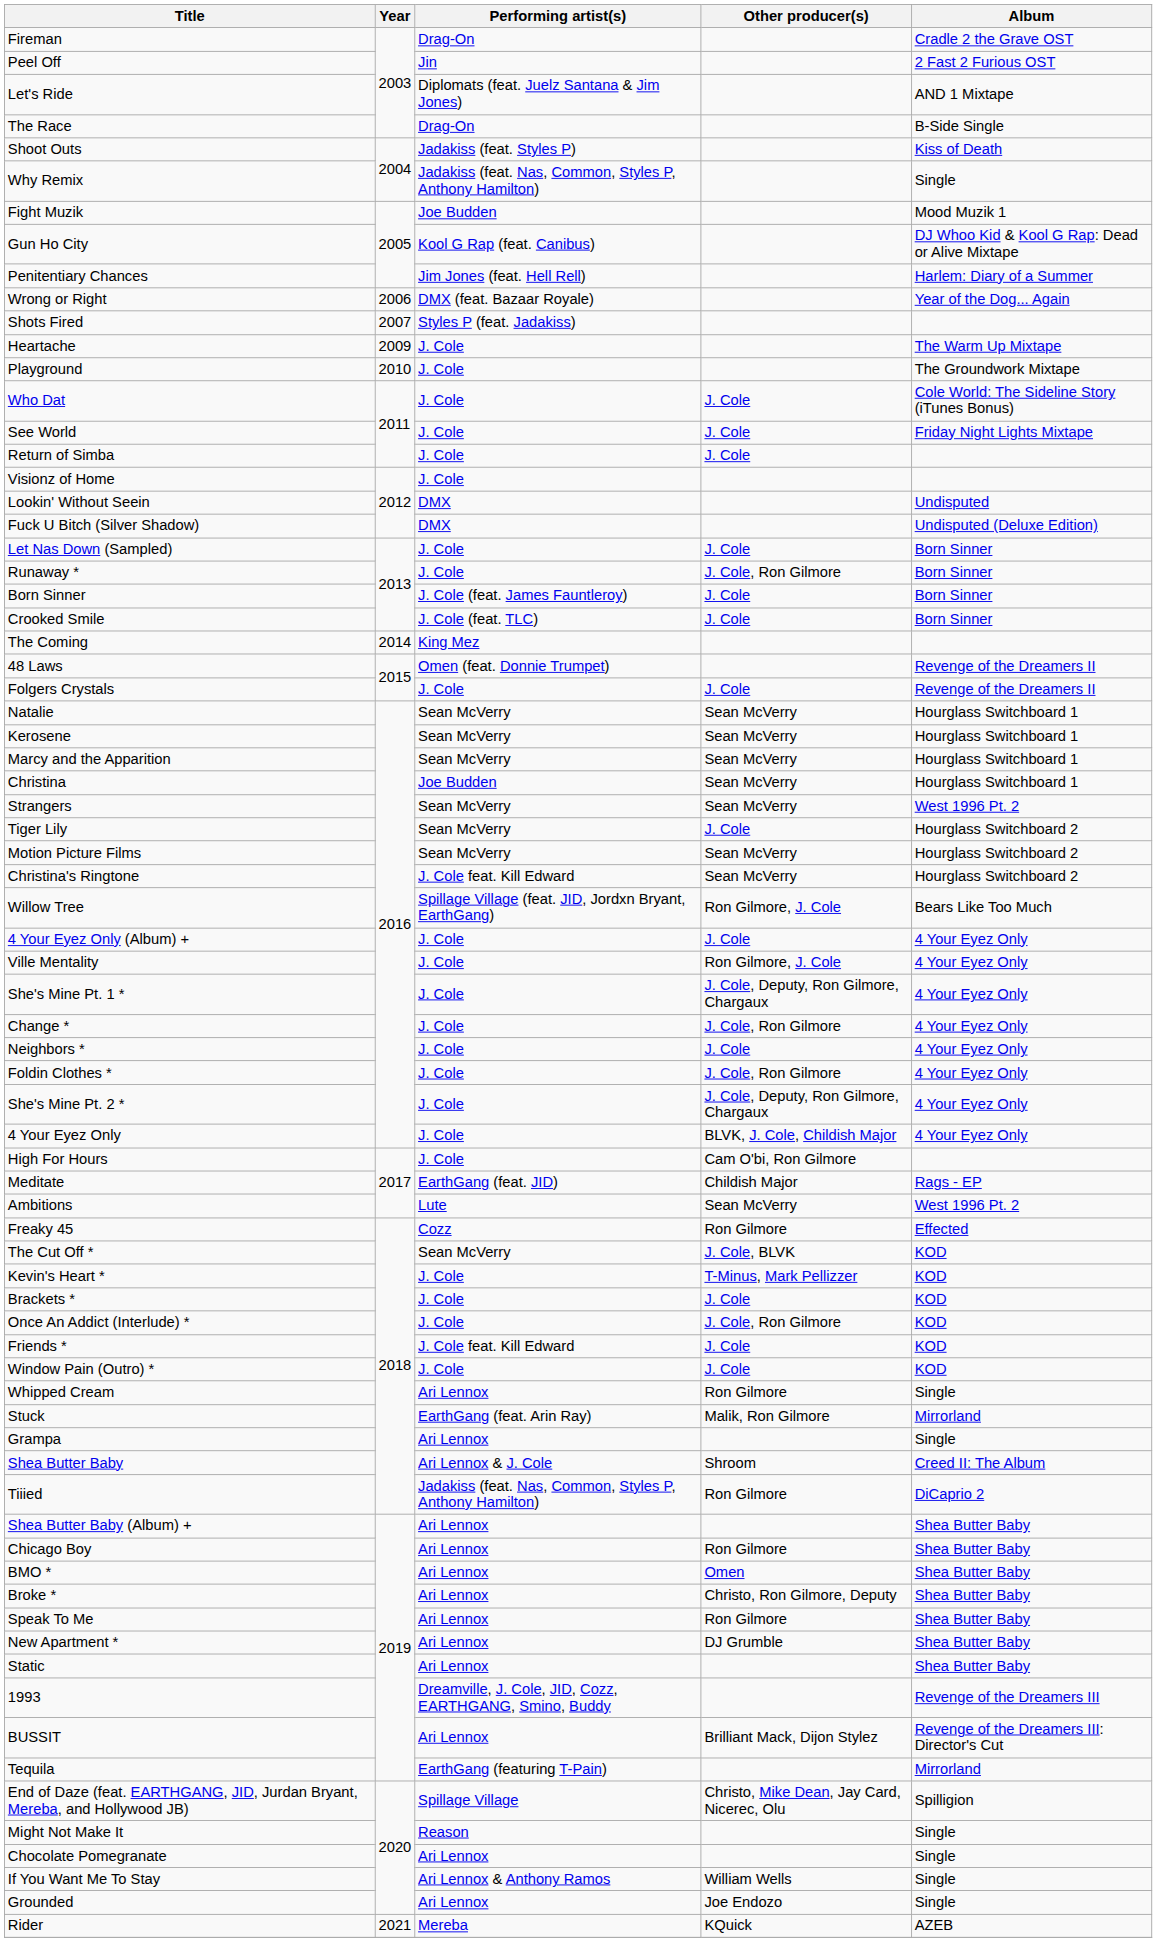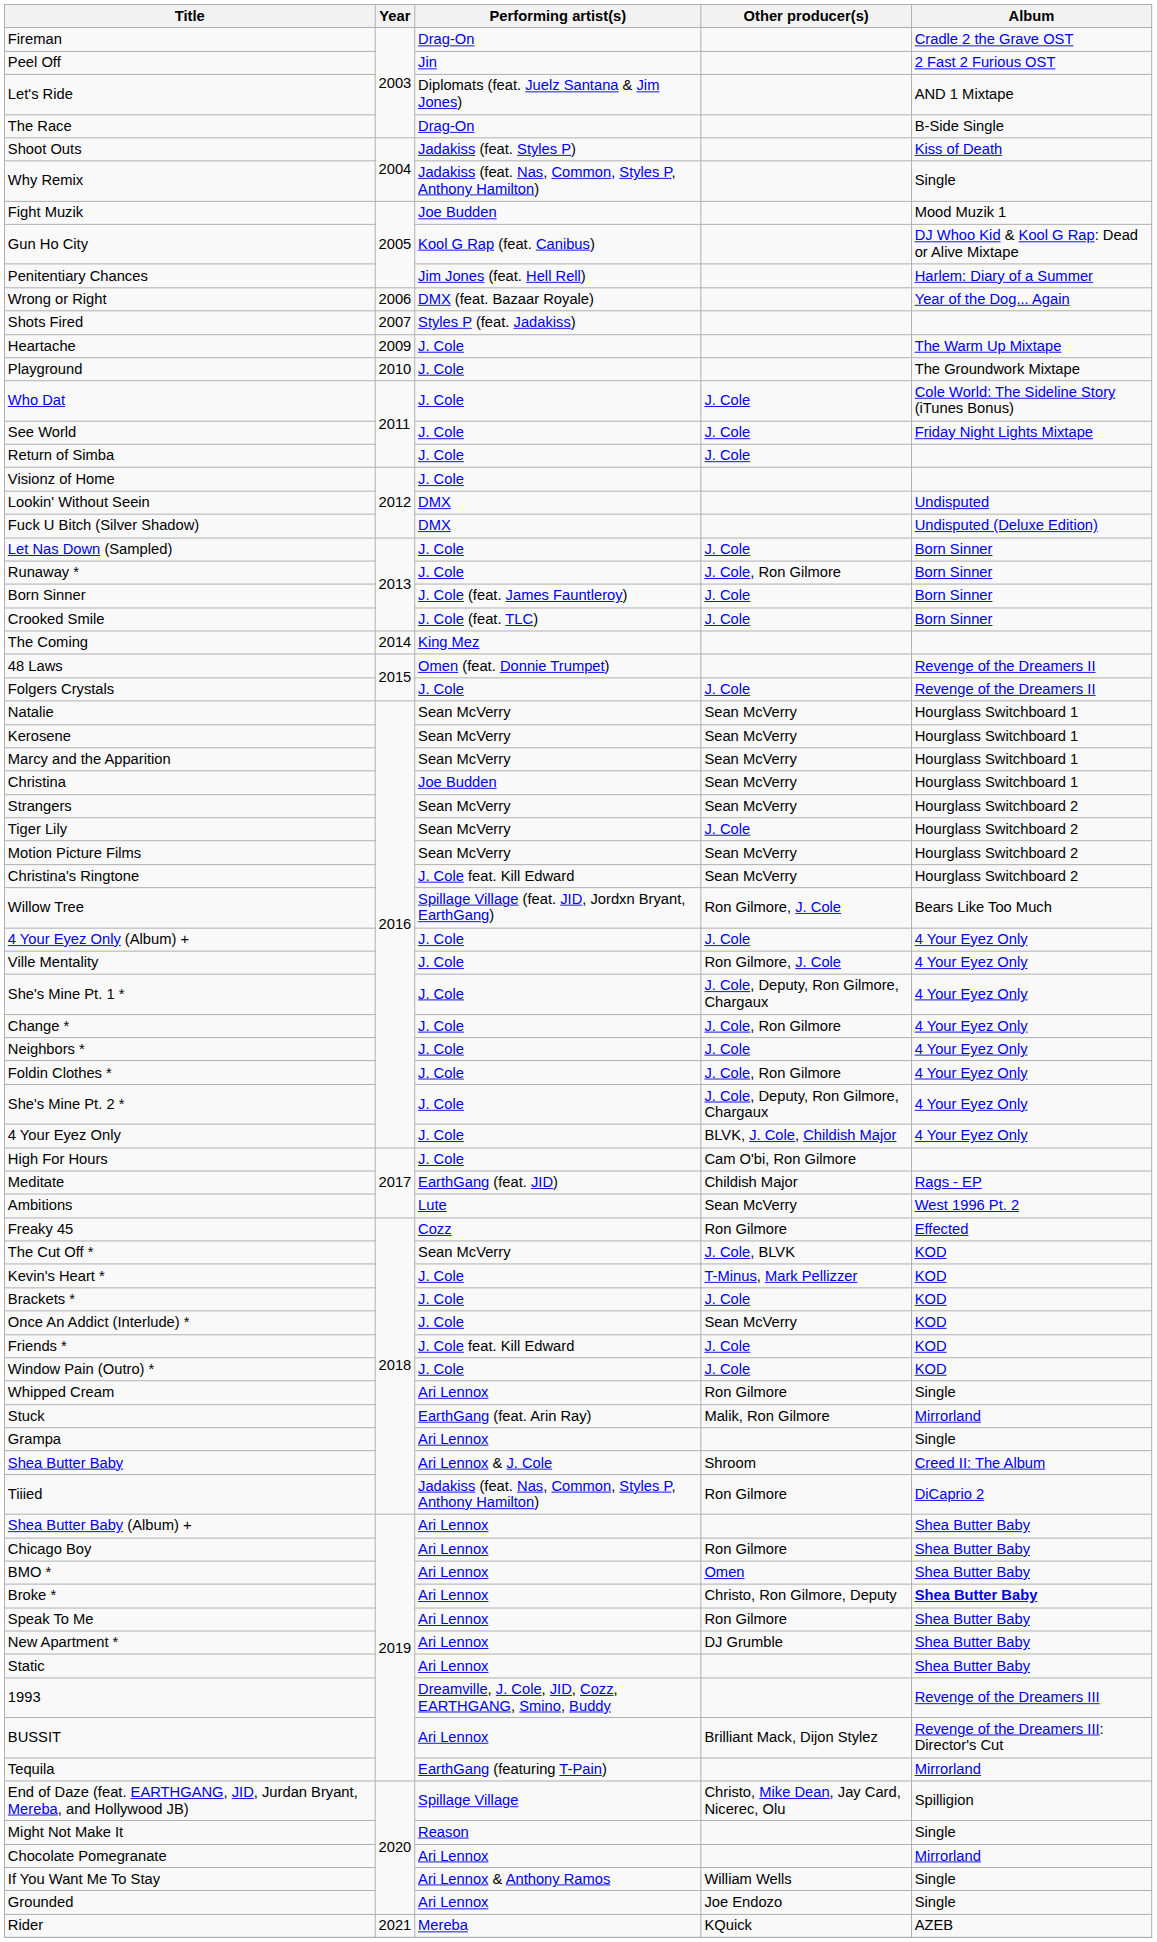(967, 806) West 1996 Pt. 2 -> (996, 806) Hourglass Switchboard 2
(773, 1322) J. Cole, Ron Gilmore -> (751, 1322) Sean McVerry
(972, 1596) normal -> (976, 1596) bold
(935, 1855) Single -> (948, 1855) Mirrorland
